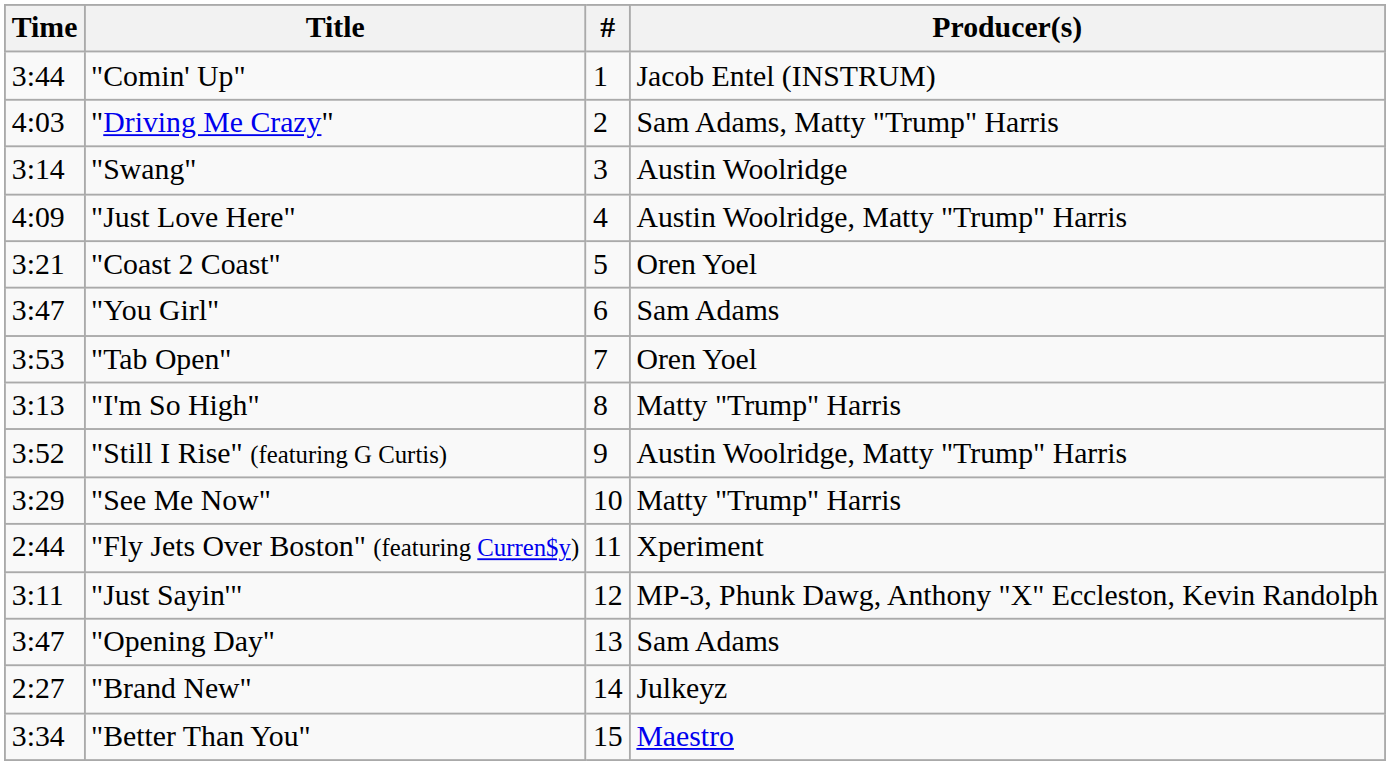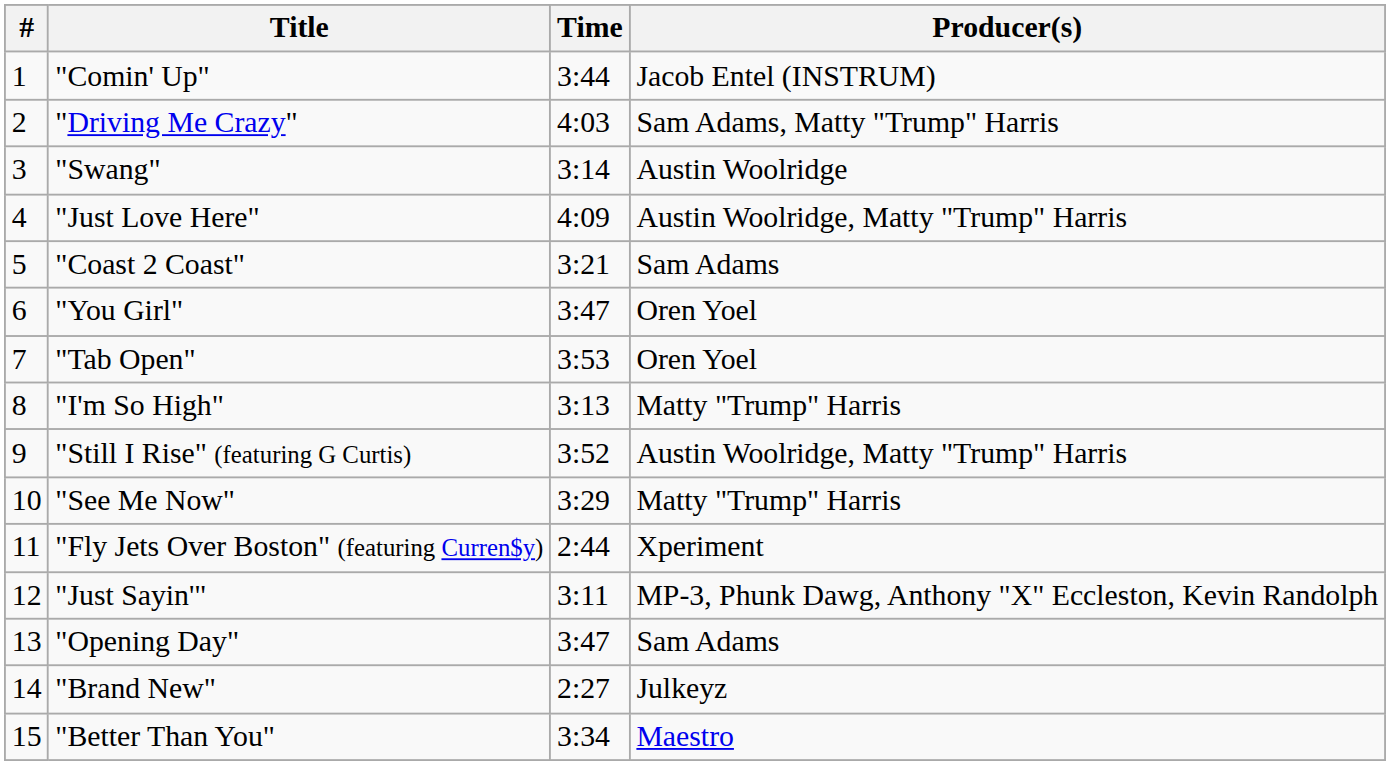columns swapped: (608, 28) <-> (45, 28)
(697, 264) Oren Yoel -> (708, 264) Sam Adams
(708, 311) Sam Adams -> (697, 311) Oren Yoel
